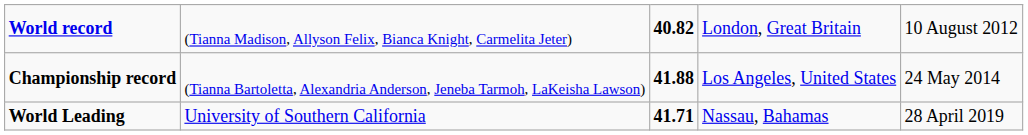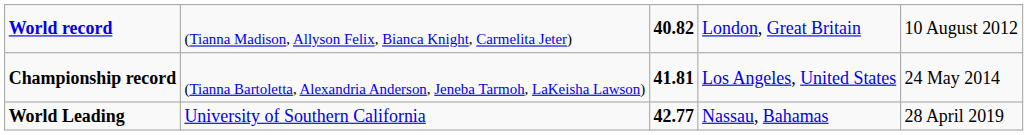(674, 77) 41.88 -> (674, 77) 41.81
(674, 115) 41.71 -> (674, 115) 42.77
